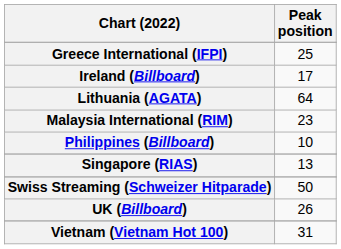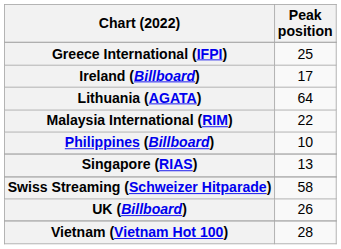(305, 120) 23 -> (305, 120) 22
(305, 187) 50 -> (305, 187) 58
(305, 232) 31 -> (305, 232) 28
